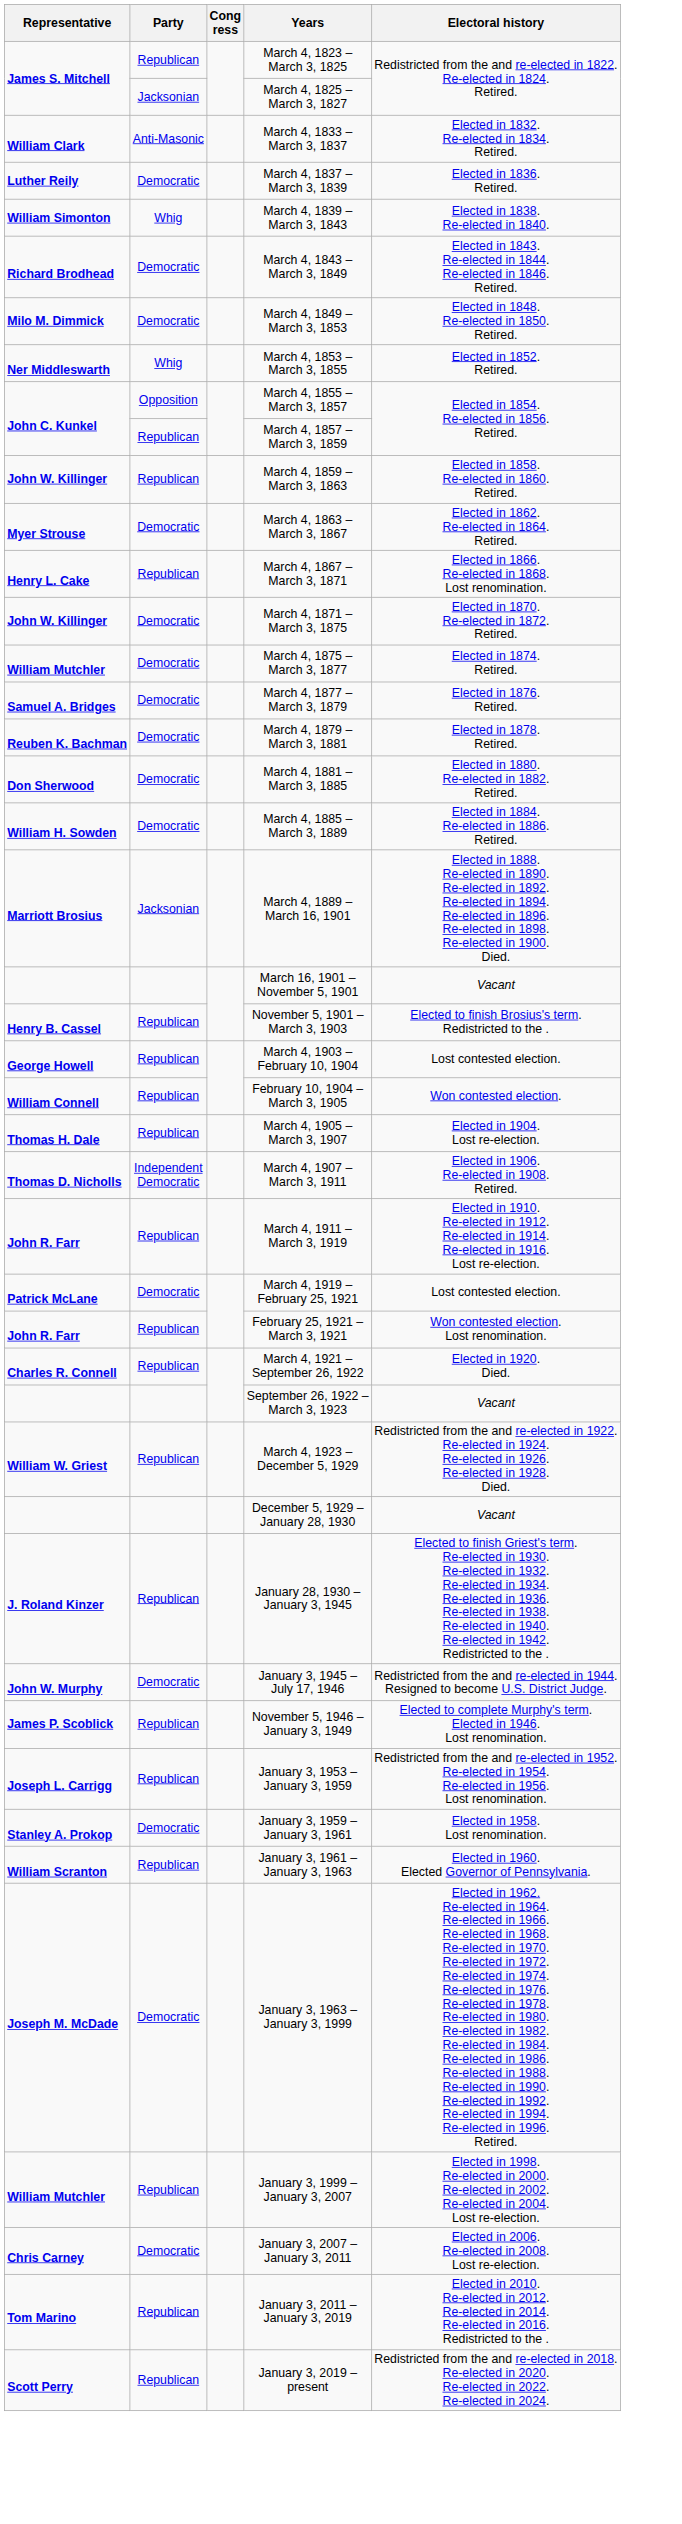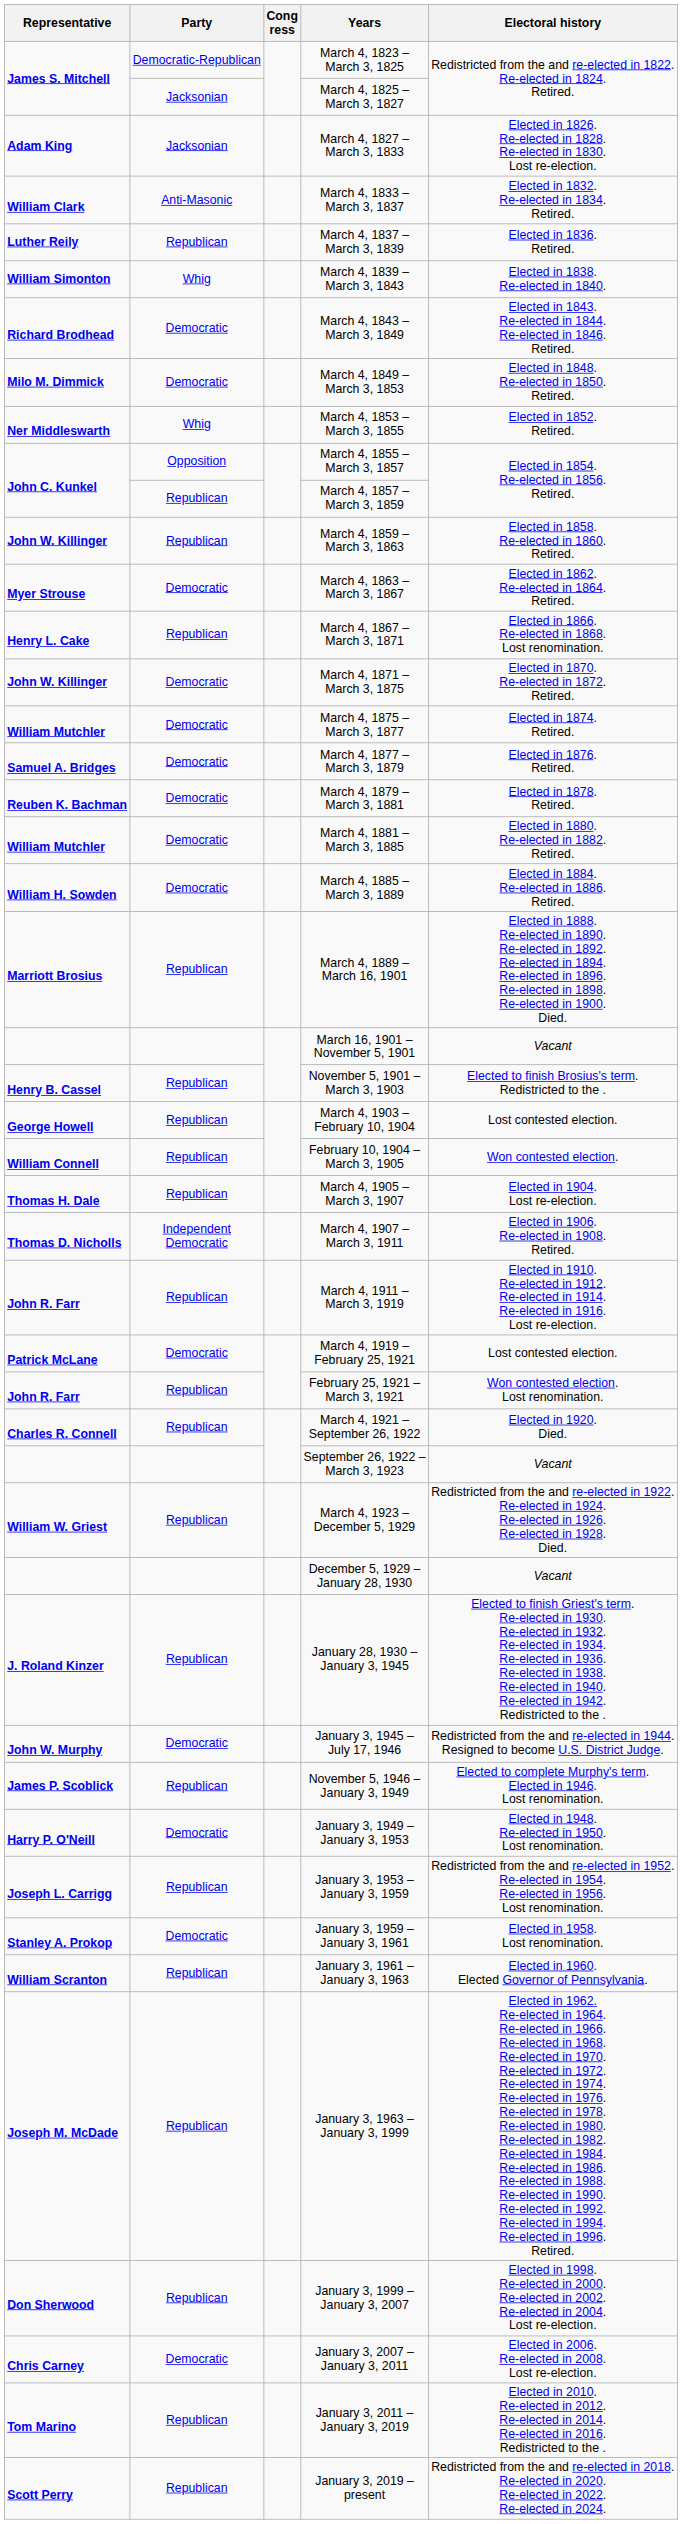(168, 59) Republican -> (197, 59) Democratic-Republican
+ row: (365, 145)
(168, 181) Democratic -> (197, 242) Republican
(51, 786) Don Sherwood -> (56, 847) William Mutchler
(168, 908) Jacksonian -> (197, 969) Republican
+ row: (365, 1833)
(168, 2017) Democratic -> (197, 2126) Republican
(56, 2196) William Mutchler -> (51, 2305) Don Sherwood
